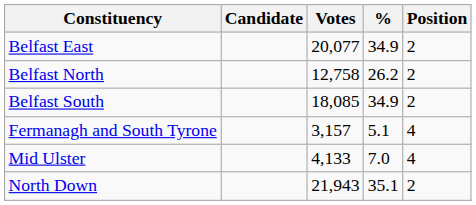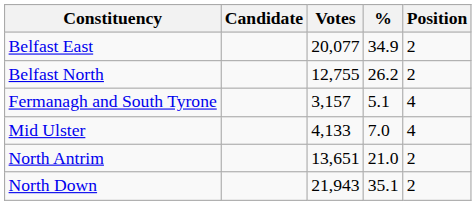(335, 74) 12,758 -> (335, 74) 12,755
- row: (56, 102)
+ row: (56, 158)
